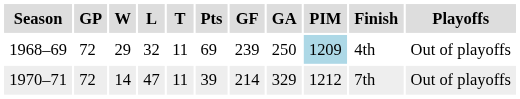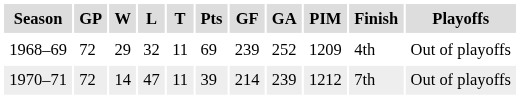(284, 49) 250 -> (284, 49) 252
(325, 49) lightblue background -> (325, 49) no background
(284, 80) 329 -> (284, 80) 239
